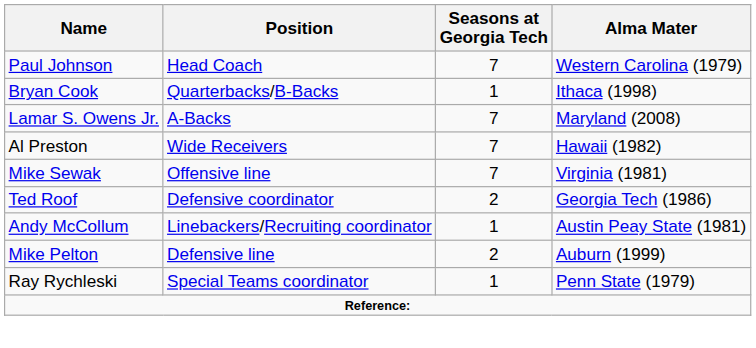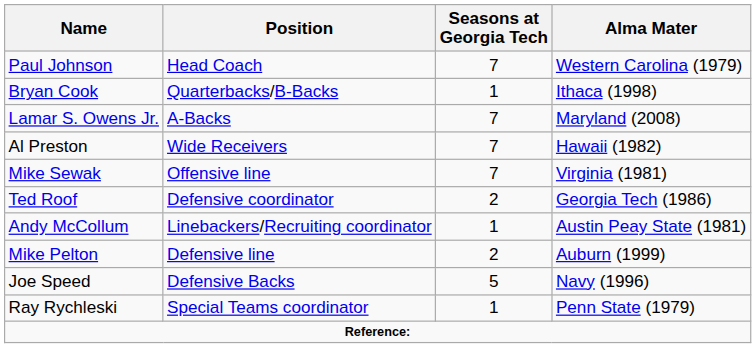+ row: (50, 281)
